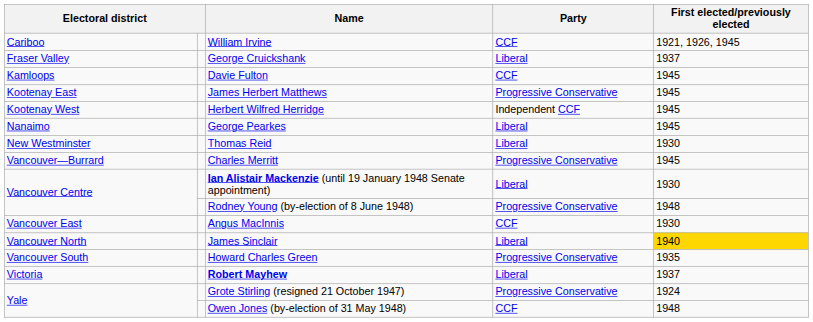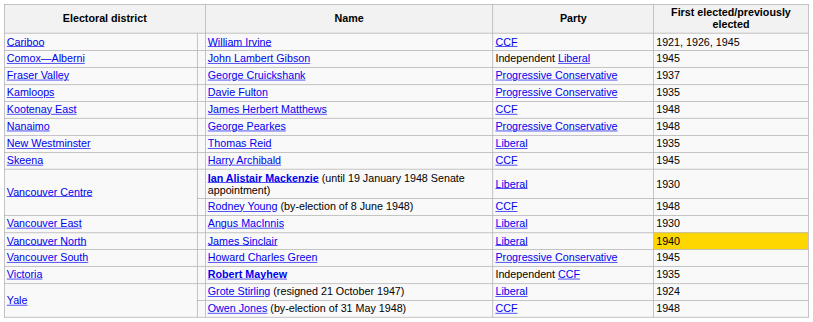+ row: (259, 59)
(512, 59) Liberal -> (556, 76) Progressive Conservative
(506, 76) CCF -> (556, 93) Progressive Conservative
(668, 76) 1945 -> (668, 93) 1935
(556, 93) Progressive Conservative -> (506, 110) CCF
(668, 93) 1945 -> (668, 110) 1948
- row: (266, 110)
(512, 127) Liberal -> (556, 127) Progressive Conservative
(668, 127) 1945 -> (668, 127) 1948
(668, 144) 1930 -> (668, 144) 1935
+ row: (244, 161)
- row: (243, 161)
(556, 207) Progressive Conservative -> (506, 207) CCF
(506, 224) CCF -> (512, 224) Liberal
(668, 258) 1935 -> (668, 258) 1945
(512, 275) Liberal -> (538, 275) Independent CCF
(668, 275) 1937 -> (668, 275) 1935
(556, 292) Progressive Conservative -> (512, 292) Liberal
